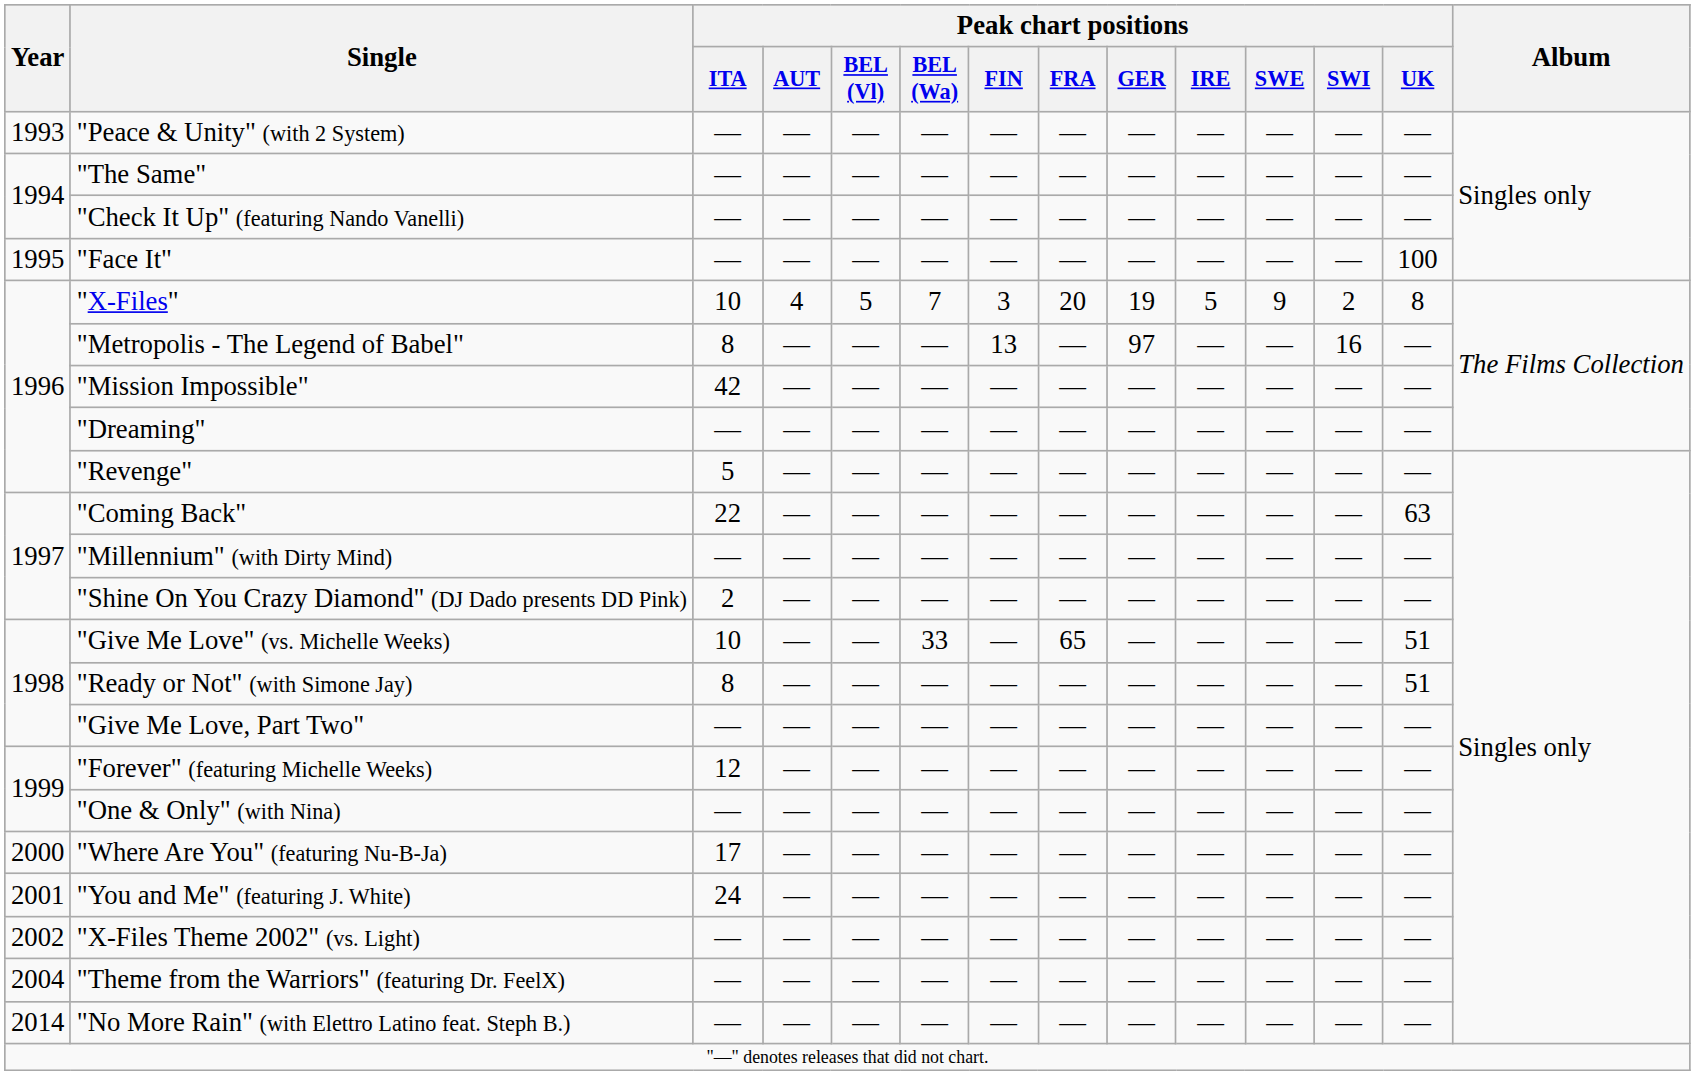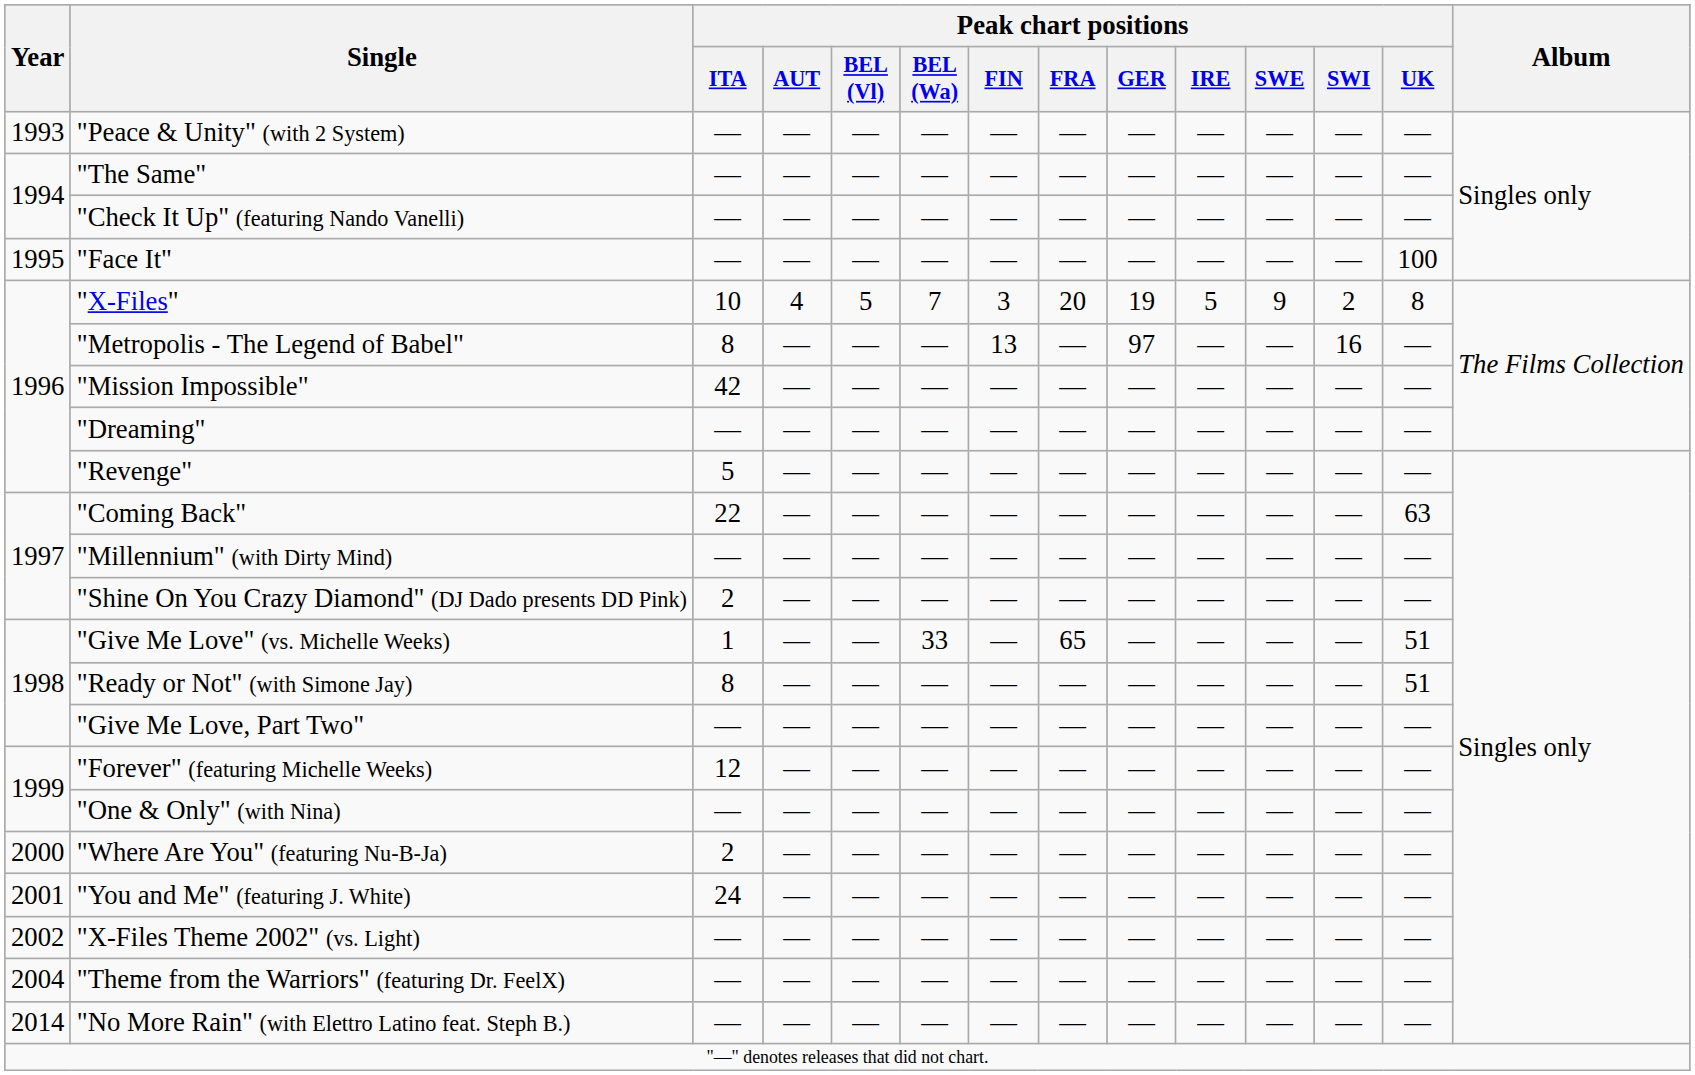(728, 640) 10 -> (728, 640) 1
(728, 852) 17 -> (728, 852) 2
